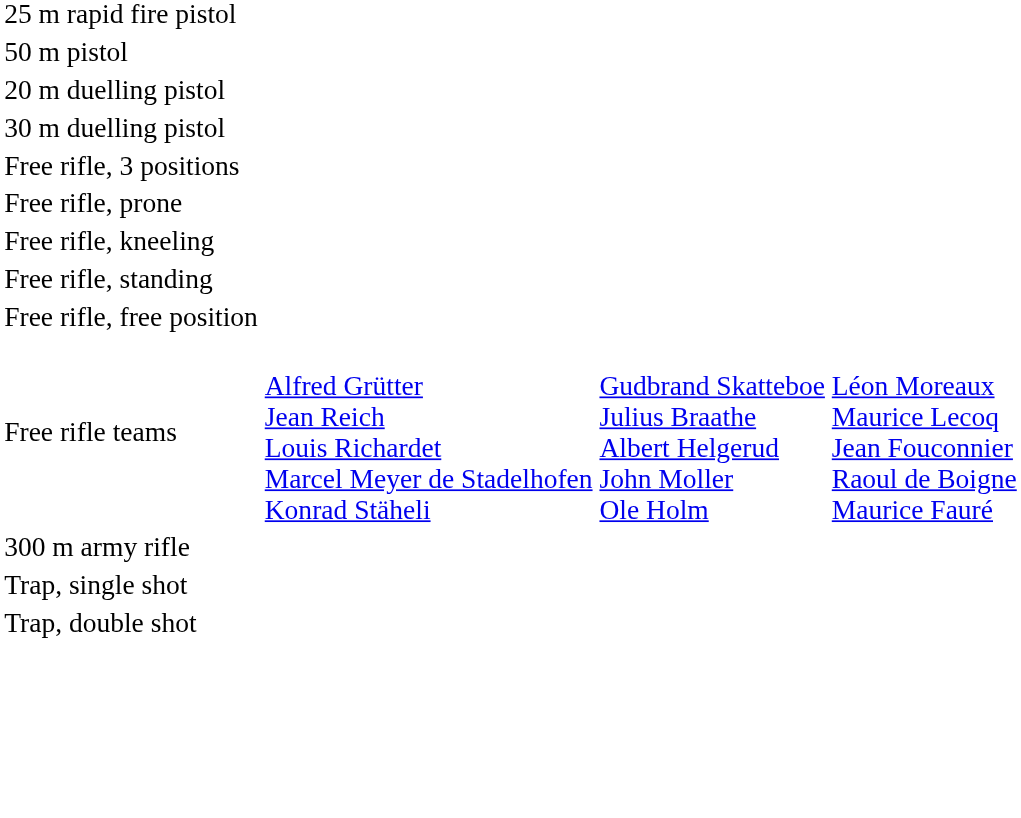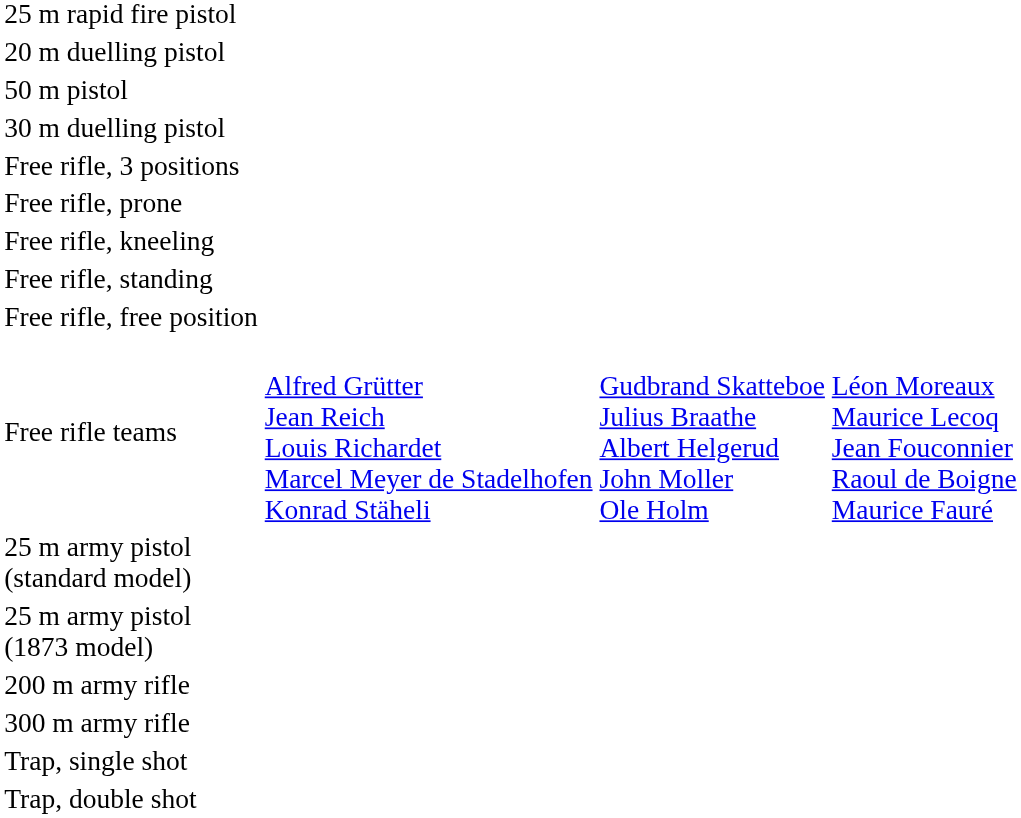rows swapped: (66, 52) <-> (115, 89)
+ row: (98, 562)
+ row: (98, 631)
+ row: (97, 685)
